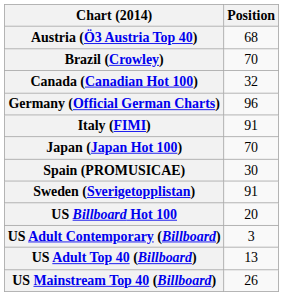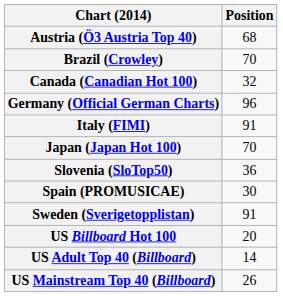+ row: (113, 170)
- row: (114, 236)
(251, 258) 13 -> (250, 258) 14
